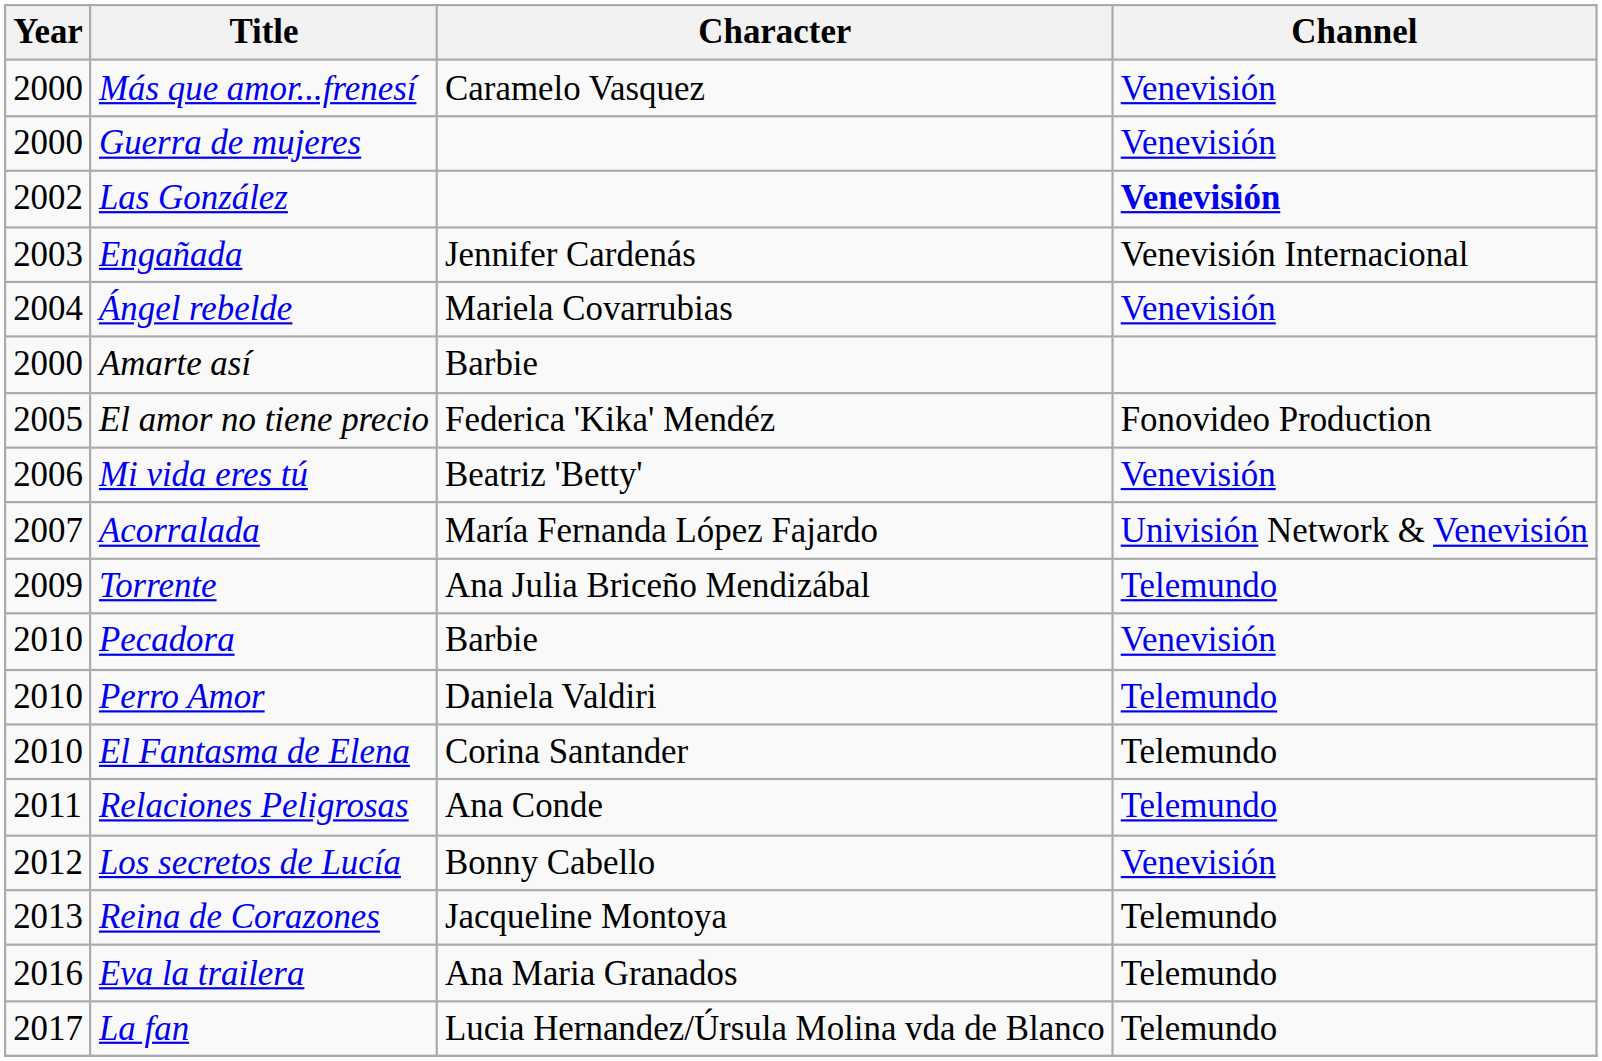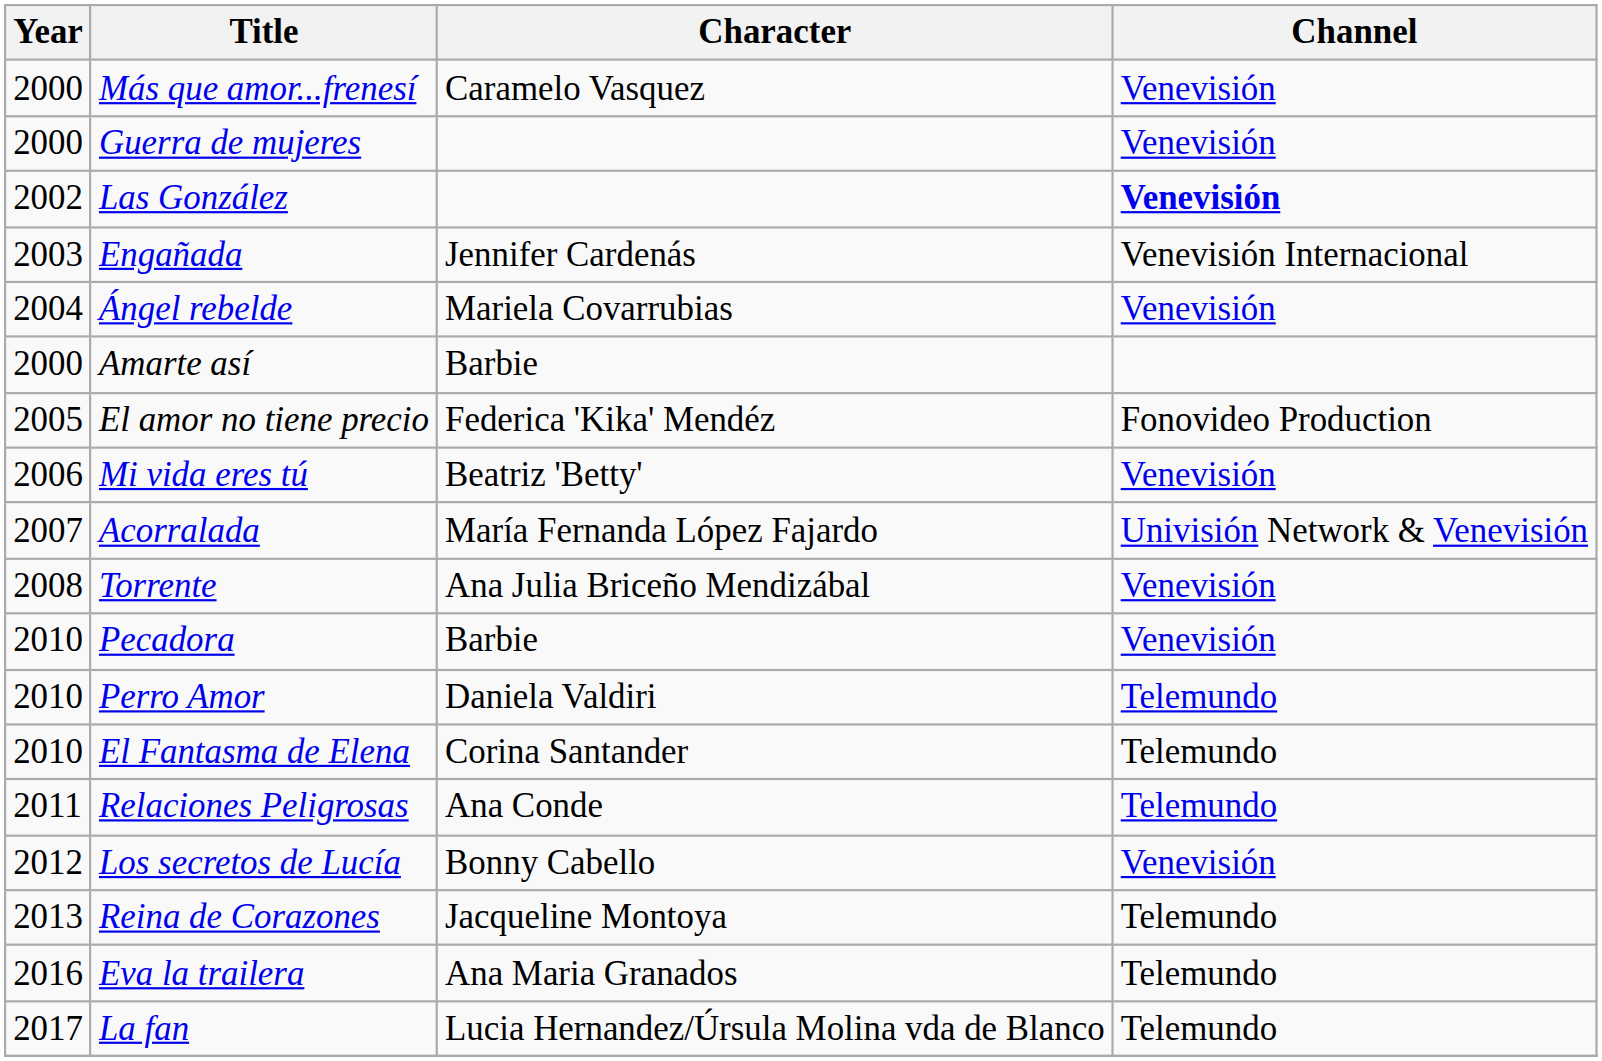(48, 585) 2009 -> (48, 585) 2008
(1199, 585) Telemundo -> (1198, 585) Venevisión
